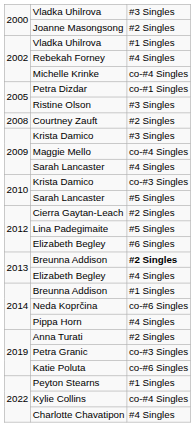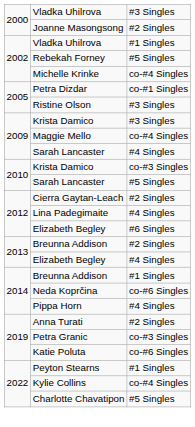(152, 58) #4 Singles -> (152, 58) #5 Singles
- row: (17, 120)
(152, 228) #5 Singles -> (152, 213) #4 Singles
(153, 259) bold -> (152, 244) normal
(152, 414) #4 Singles -> (152, 399) #5 Singles
